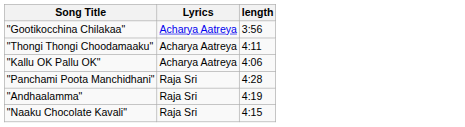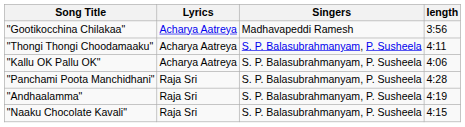+ column: (332, 12)
